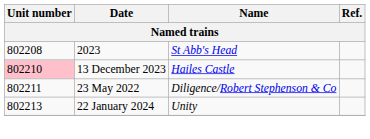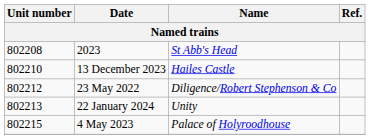(25, 69) pink background -> (25, 69) no background
(24, 87) 802211 -> (25, 87) 802212
+ row: (105, 124)
